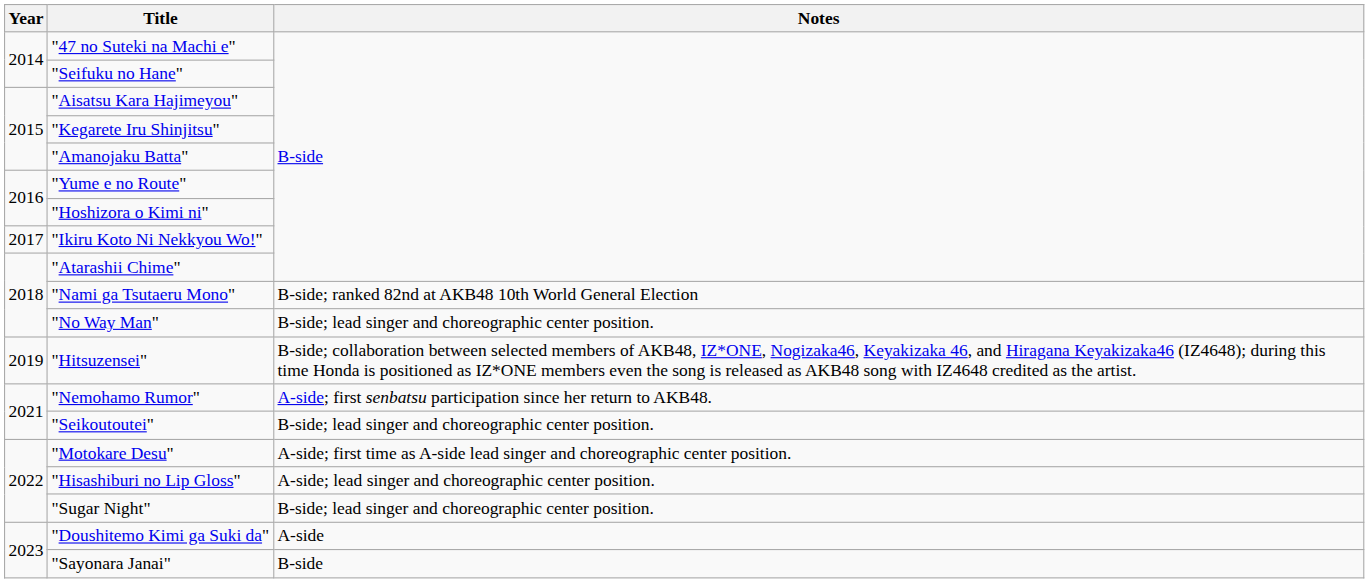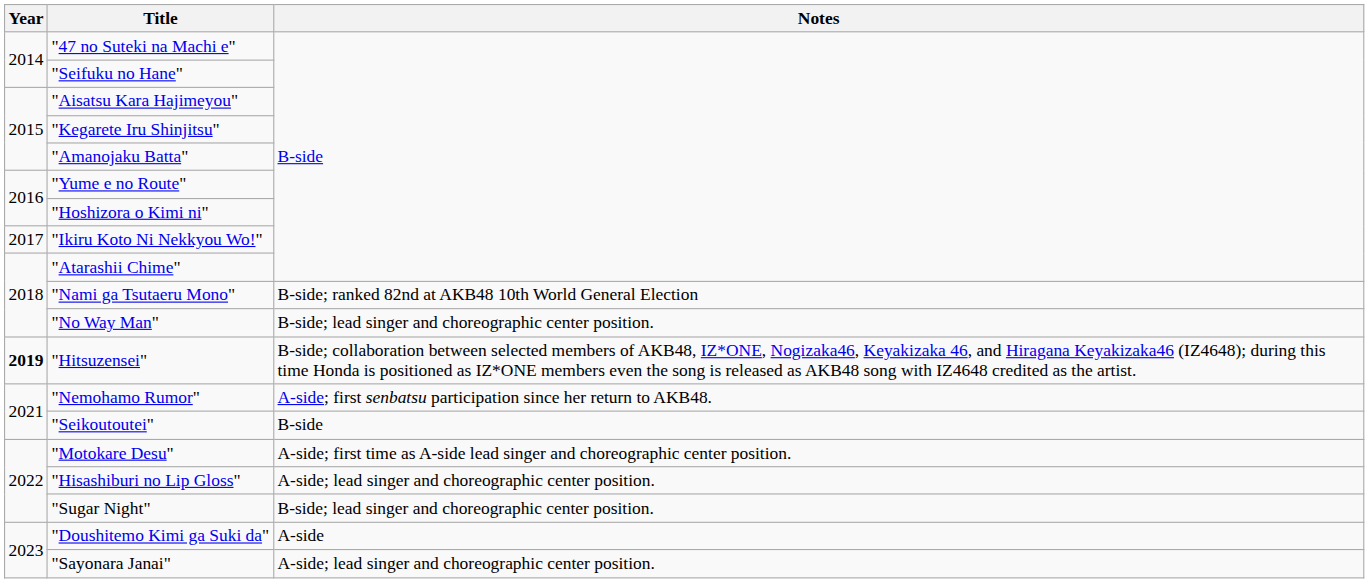(26, 360) normal -> (26, 360) bold
(466, 425) B-side; lead singer and choreographic center position. -> (300, 425) B-side
(300, 563) B-side -> (466, 563) A-side; lead singer and choreographic center position.
